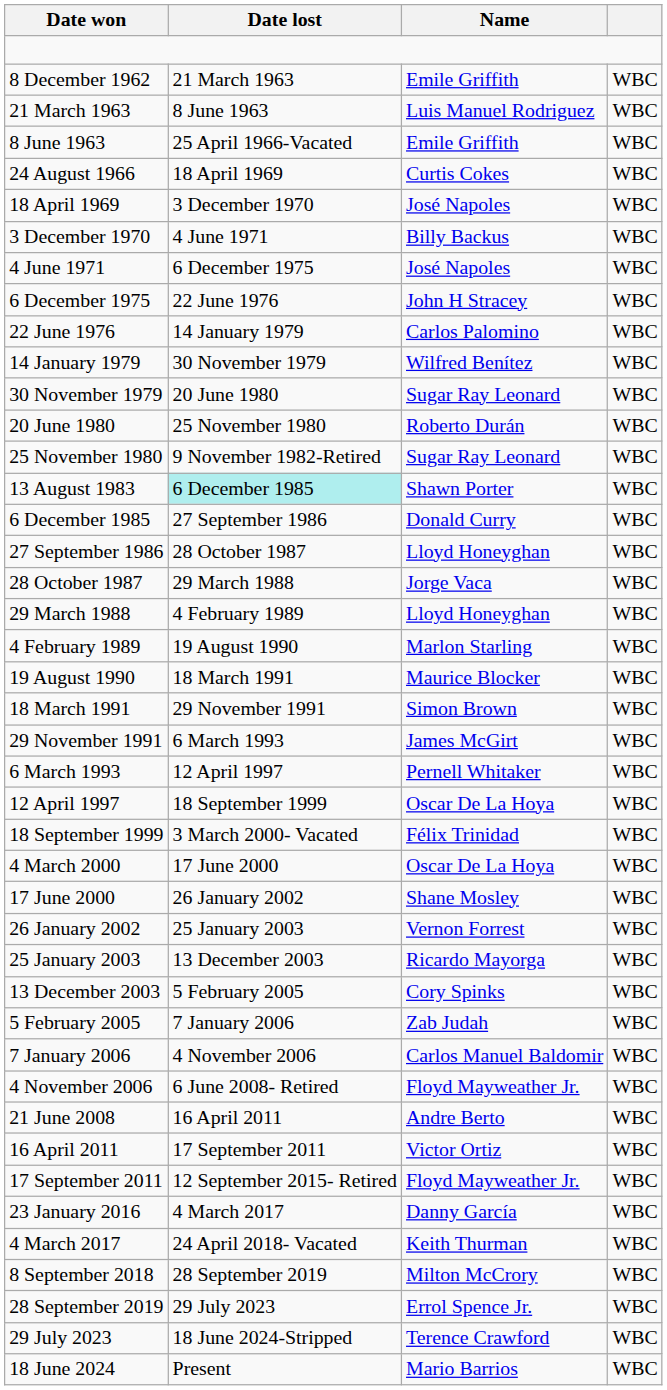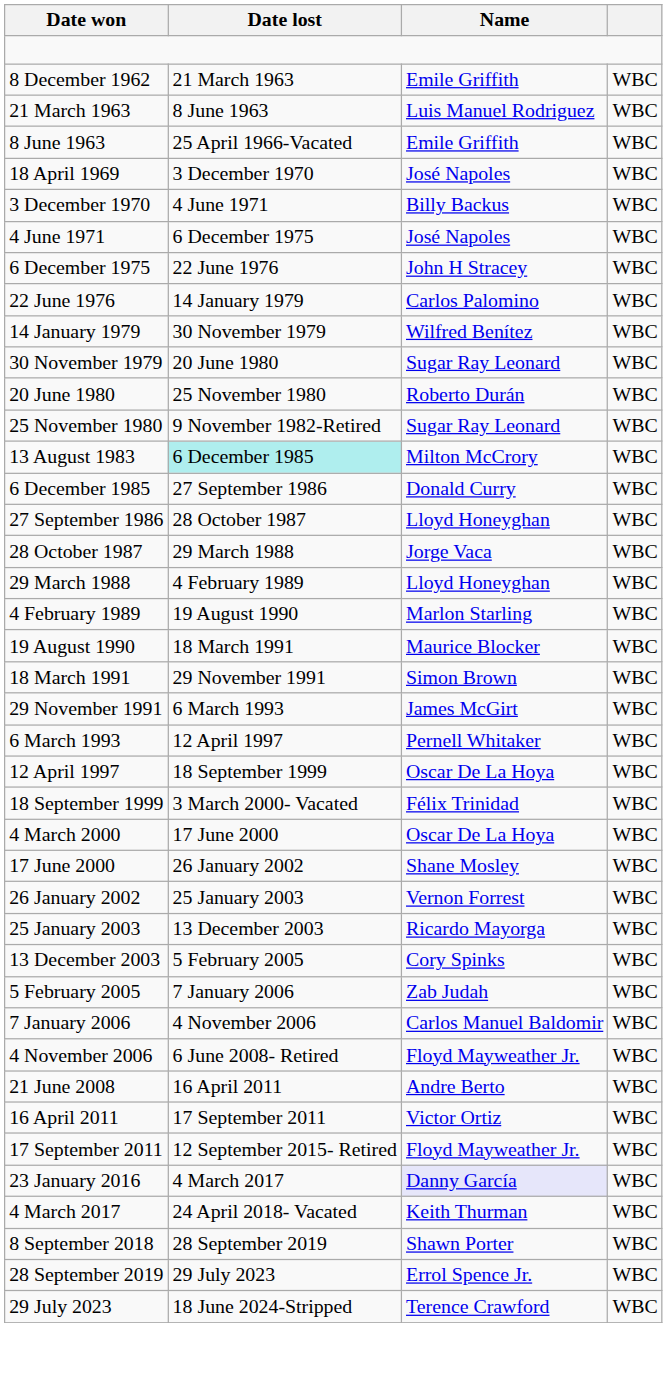- row: (72, 173)
(460, 488) Shawn Porter -> (472, 456) Milton McCrory
(461, 1212) no background -> (461, 1180) lavender background
(472, 1275) Milton McCrory -> (460, 1243) Shawn Porter
- row: (62, 1369)
